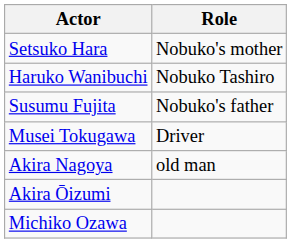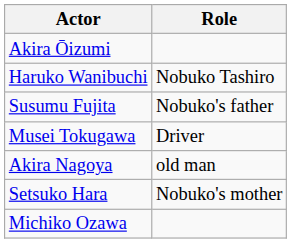rows swapped: (58, 48) <-> (60, 194)
